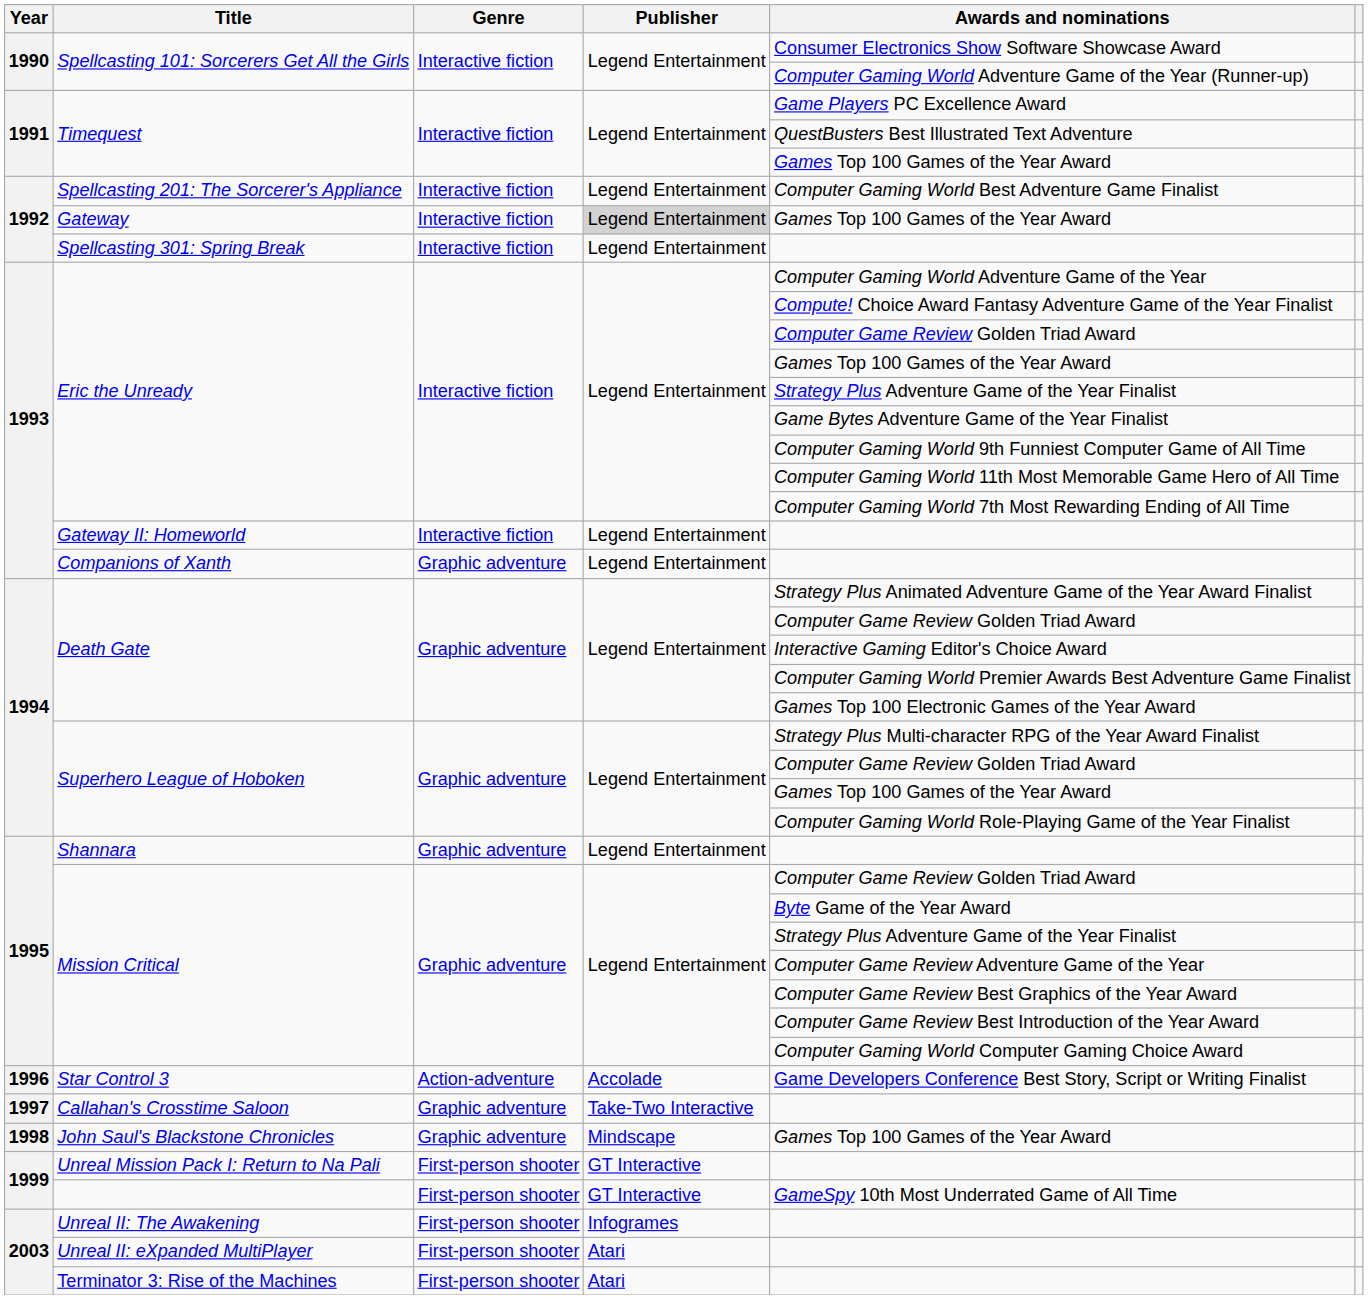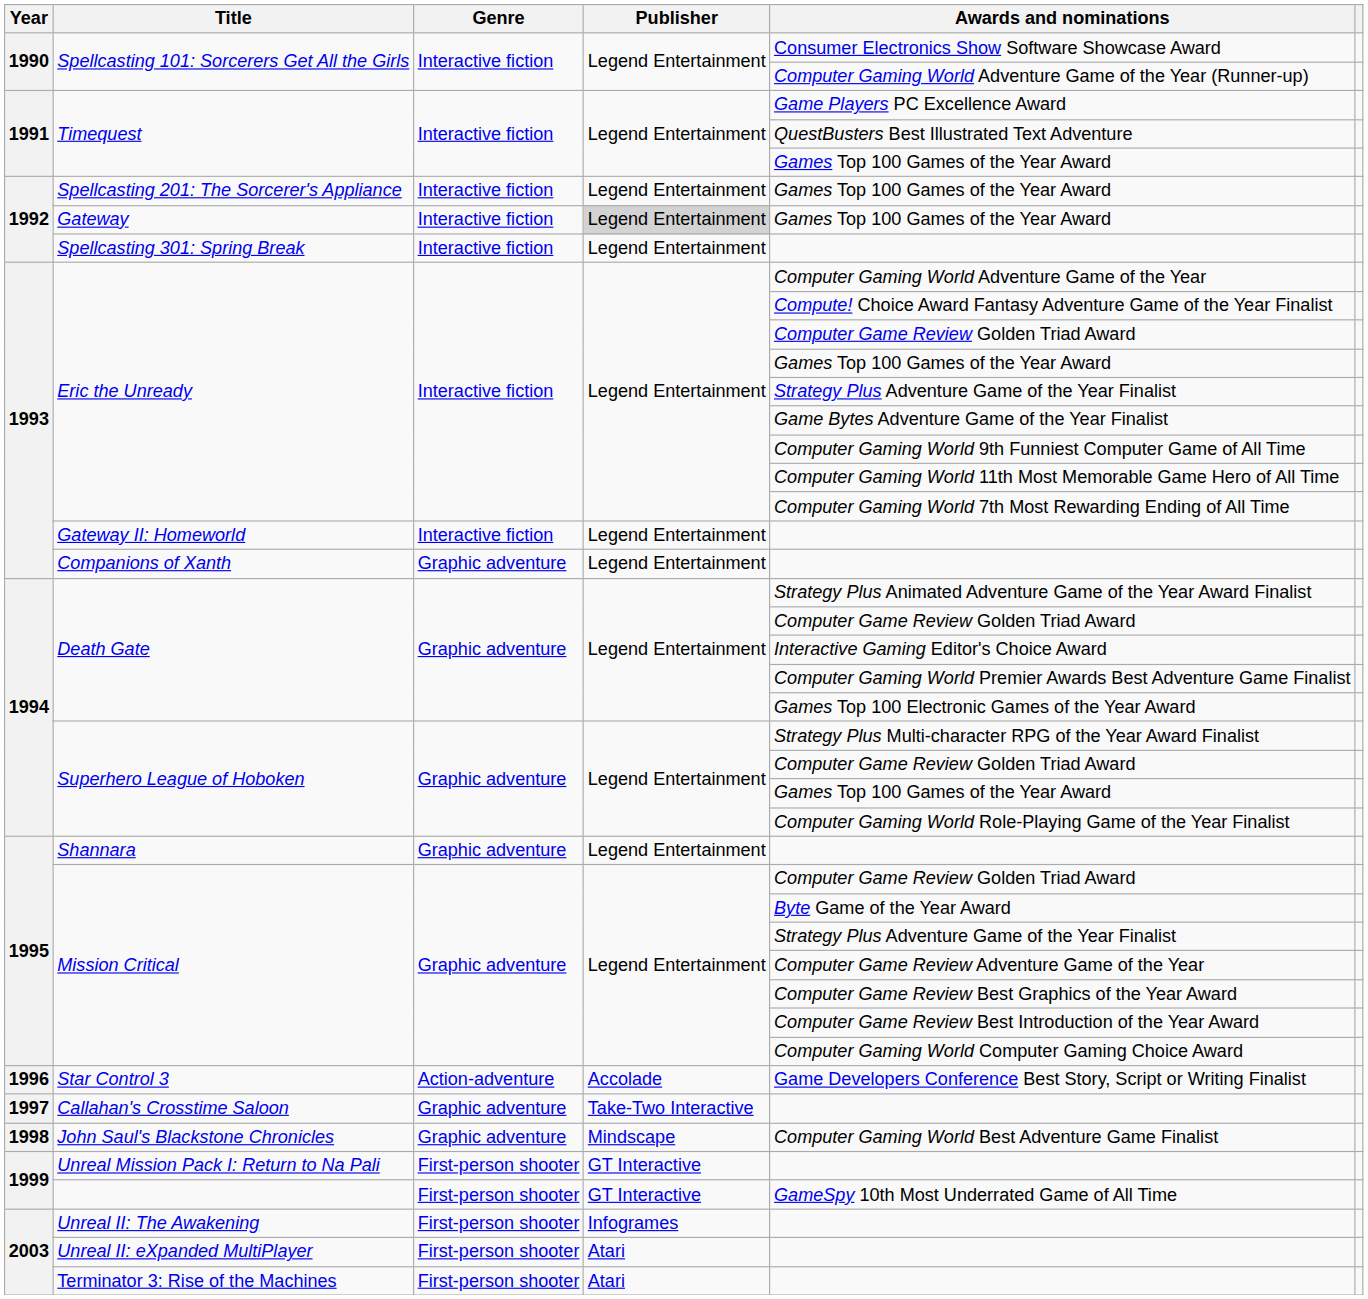(996, 190) Computer Gaming World Best Adventure Game Finalist -> (943, 190) Games Top 100 Games of the Year Award
(943, 1137) Games Top 100 Games of the Year Award -> (996, 1137) Computer Gaming World Best Adventure Game Finalist
